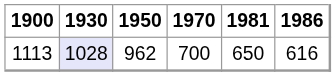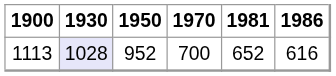(140, 53) 962 -> (140, 53) 952
(248, 53) 650 -> (248, 53) 652
